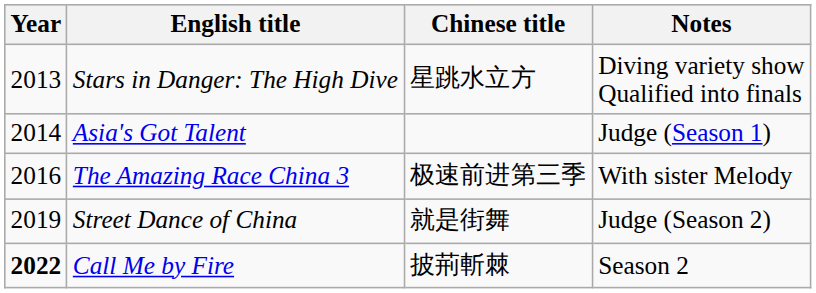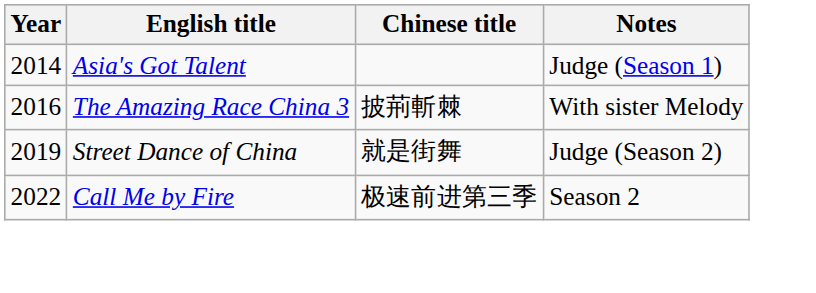- row: (235, 78)
(498, 174) 极速前进第三季 -> (411, 106) 披荊斬棘
(36, 265) bold -> (36, 196) normal
(460, 264) 披荊斬棘 -> (449, 195) 极速前进第三季
